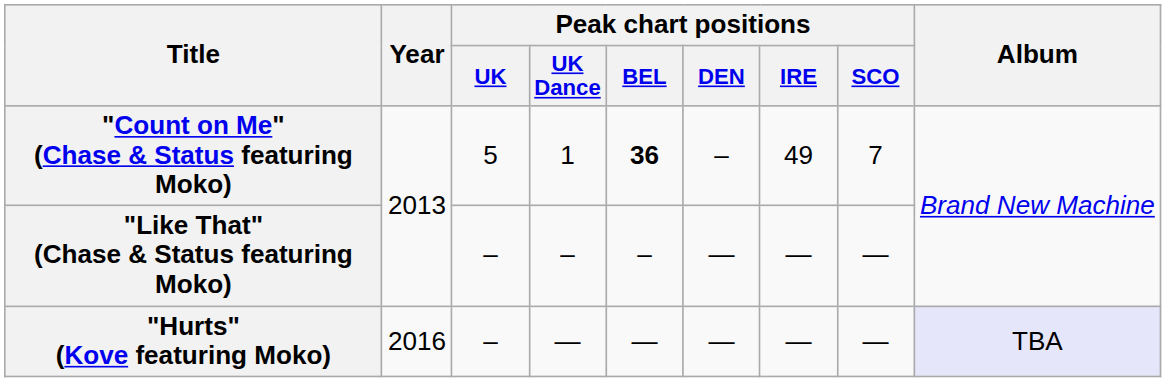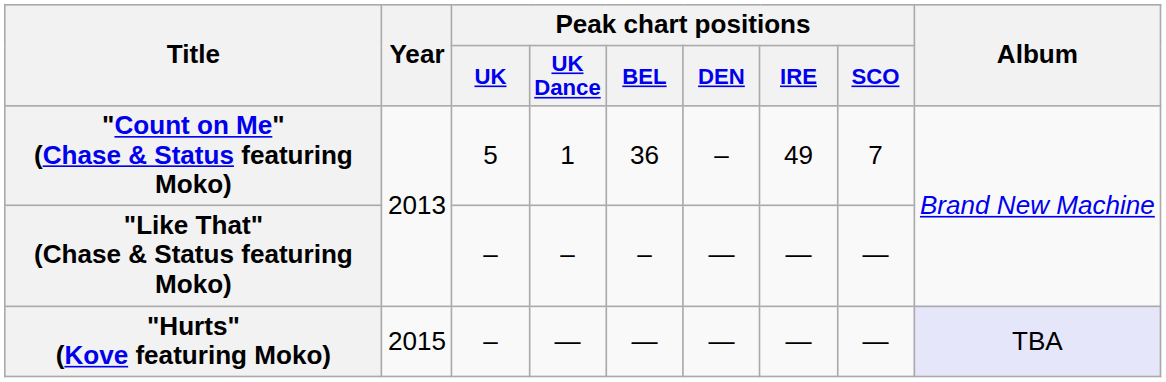(644, 155) bold -> (644, 155) normal
(417, 340) 2016 -> (417, 340) 2015
